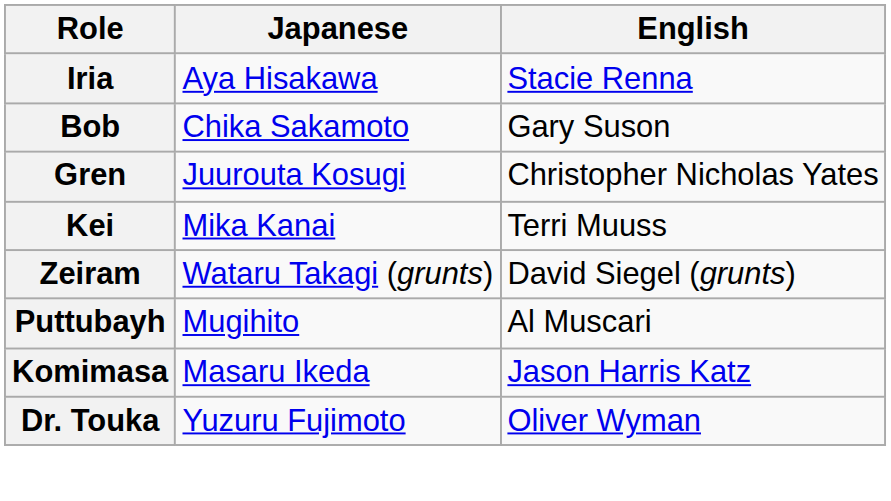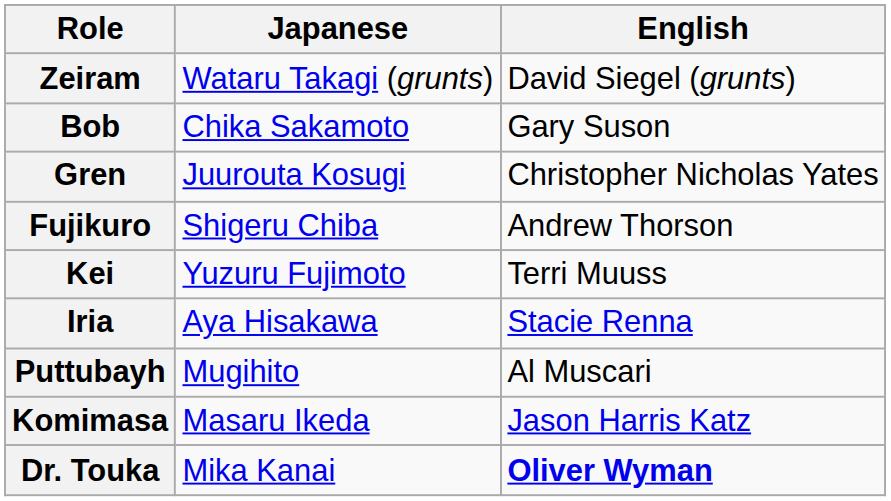rows swapped: (90, 77) <-> (90, 273)
+ row: (90, 224)
(259, 224) Mika Kanai -> (294, 273) Yuzuru Fujimoto
(294, 420) Yuzuru Fujimoto -> (259, 469) Mika Kanai
(604, 420) normal -> (610, 469) bold
